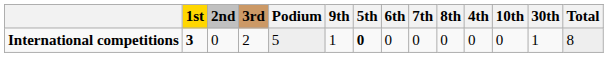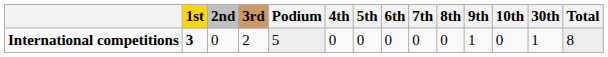columns swapped: (478, 16) <-> (339, 16)
(360, 40) bold -> (360, 40) normal
